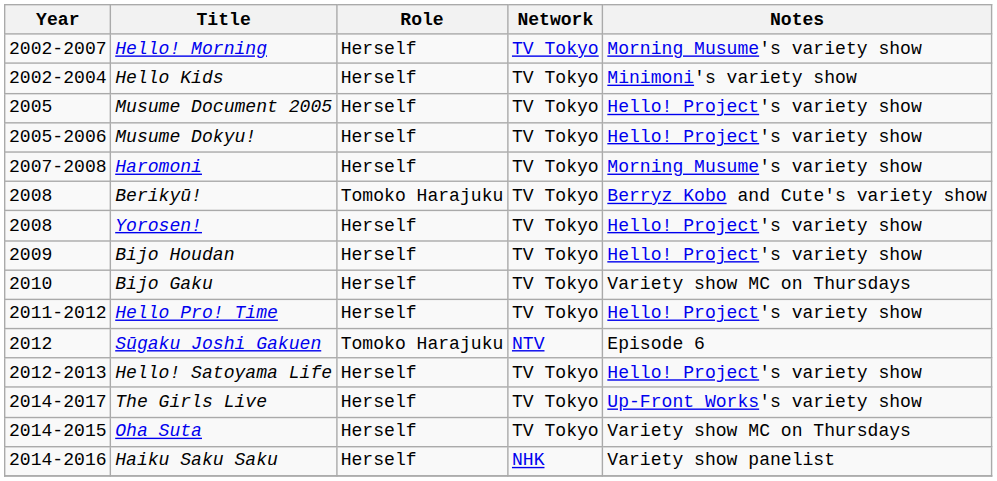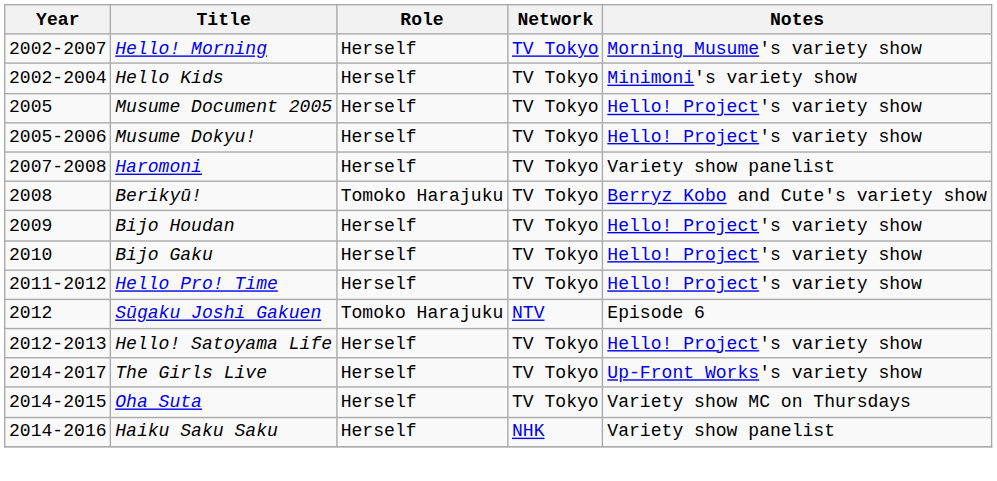(765, 167) Morning Musume's variety show -> (721, 167) Variety show panelist
- row: (159, 226)
(759, 284) Variety show MC on Thursdays -> (765, 255) Hello! Project's variety show
